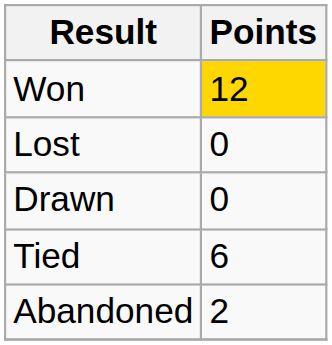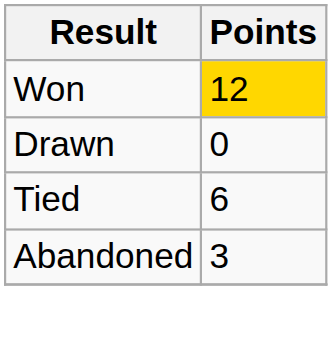- row: (46, 144)
(219, 311) 2 -> (219, 255) 3
